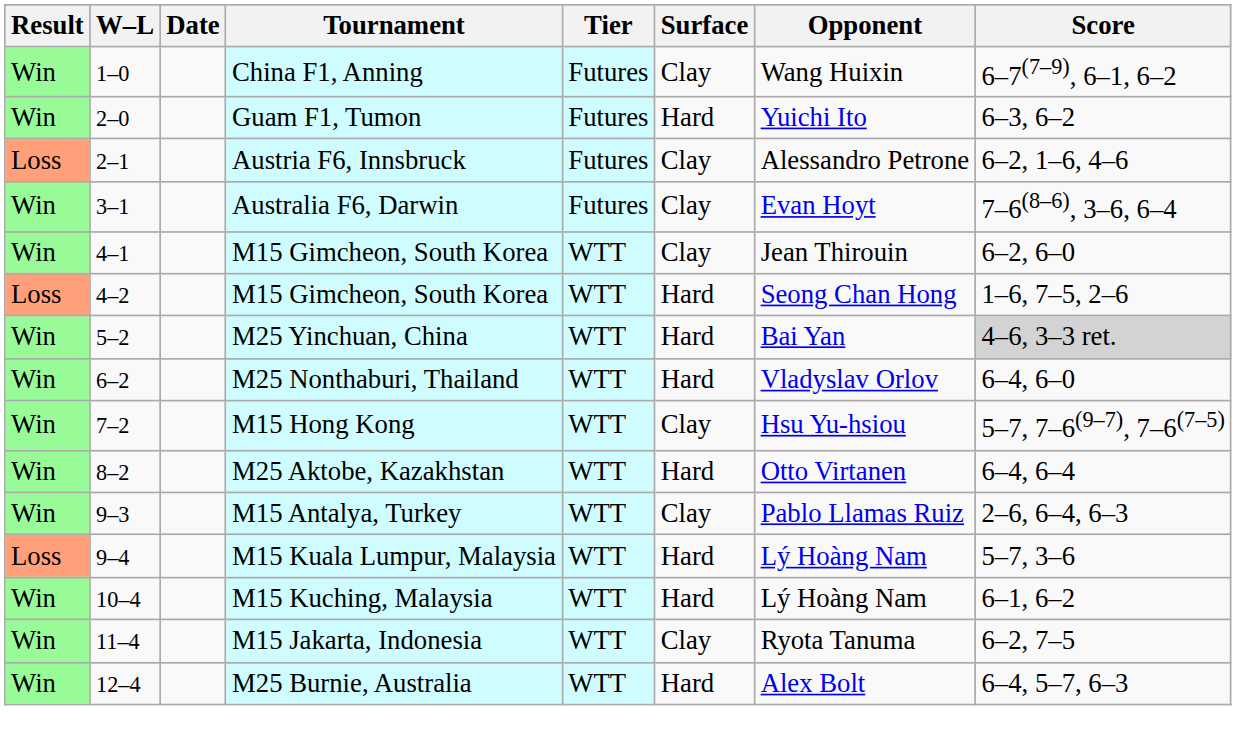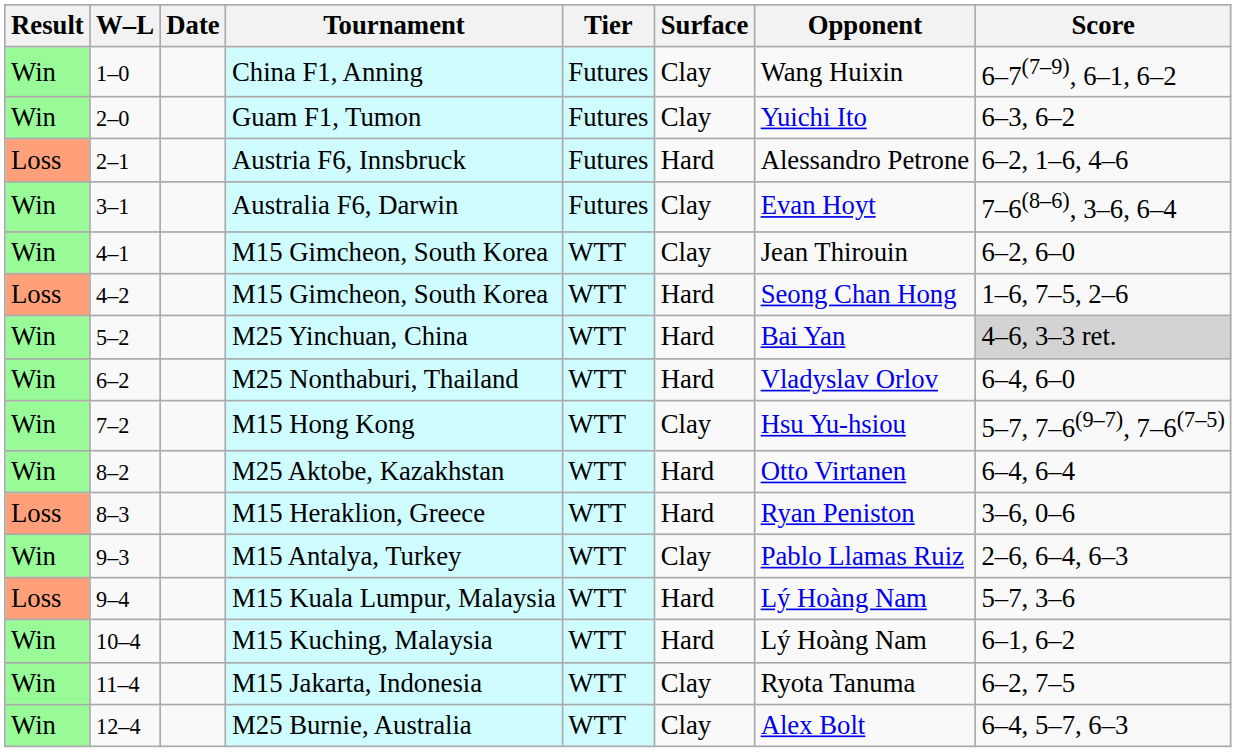(687, 117) Hard -> (686, 117) Clay
(686, 160) Clay -> (687, 160) Hard
+ row: (113, 515)
(687, 683) Hard -> (686, 725) Clay
